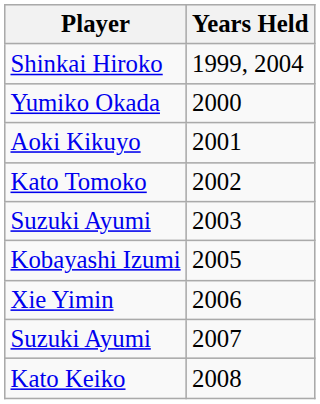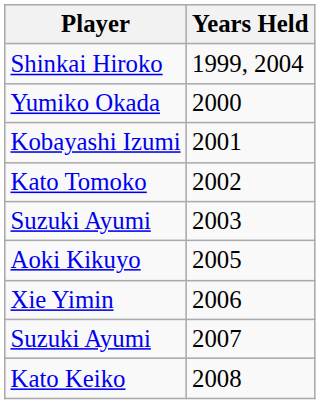(76, 142) Aoki Kikuyo -> (96, 142) Kobayashi Izumi
(96, 260) Kobayashi Izumi -> (76, 260) Aoki Kikuyo
